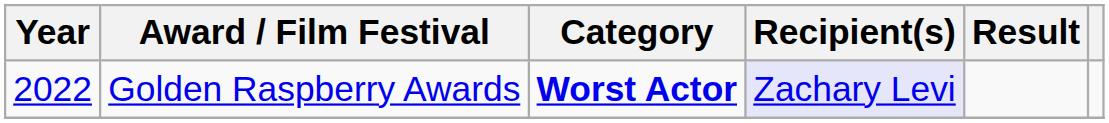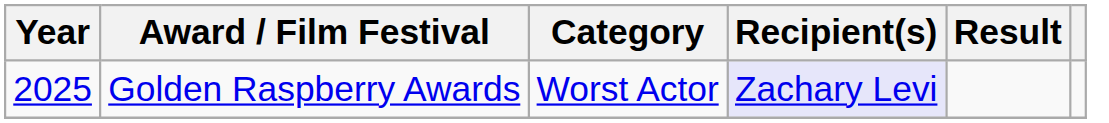(53, 88) 2022 -> (53, 88) 2025
(637, 88) bold -> (628, 88) normal
